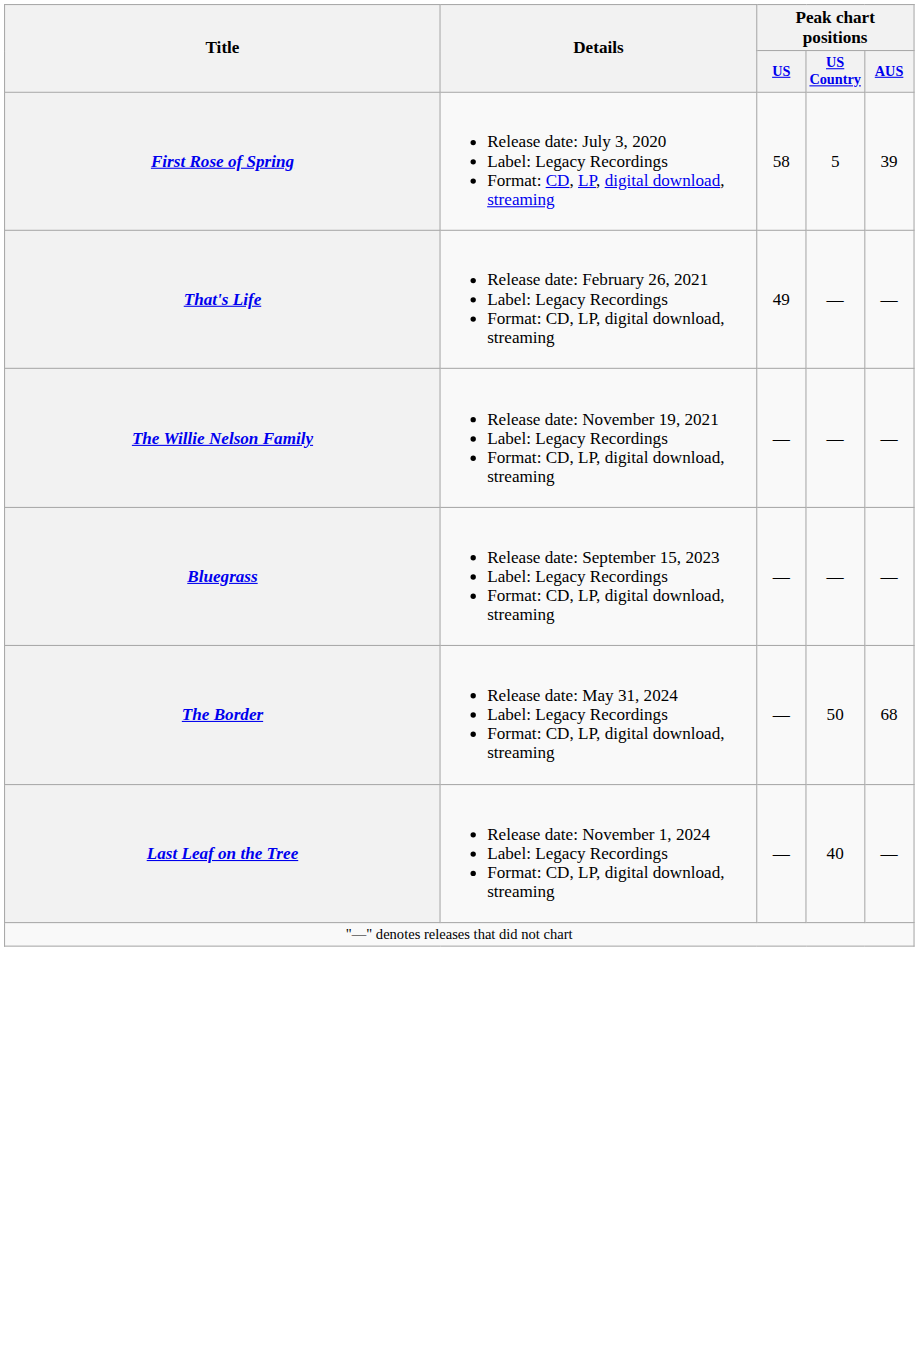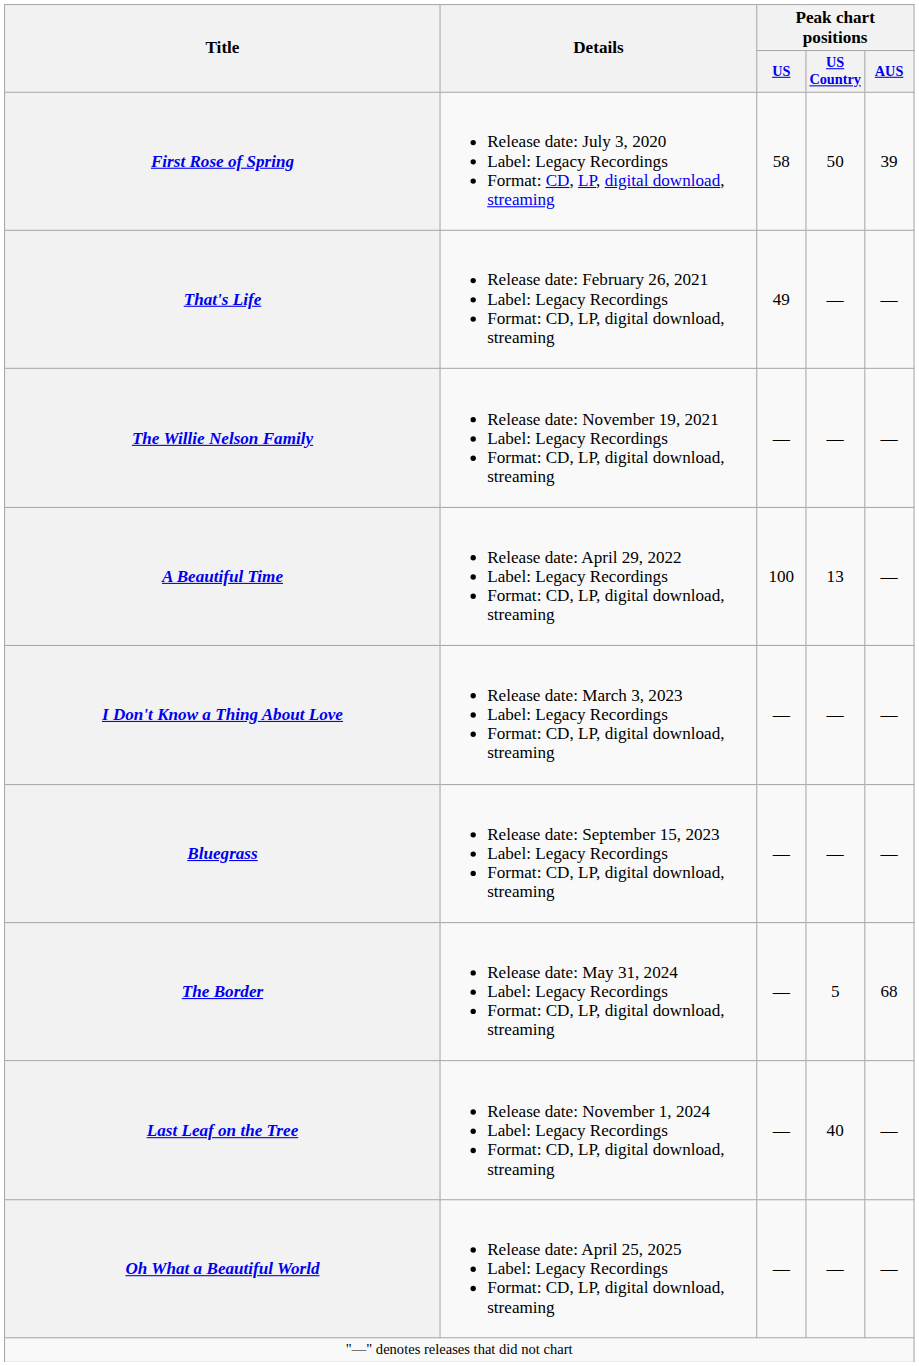(835, 161) 5 -> (835, 161) 50
+ row: (222, 576)
+ row: (222, 714)
(835, 714) 50 -> (835, 991) 5
+ row: (222, 1268)
